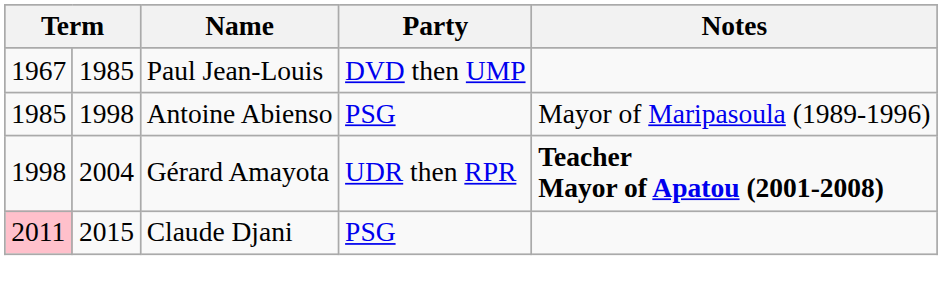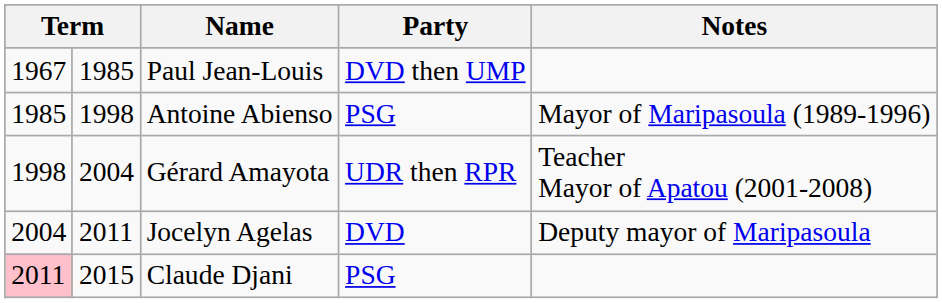(711, 172) bold -> (705, 172) normal
+ row: (230, 231)
